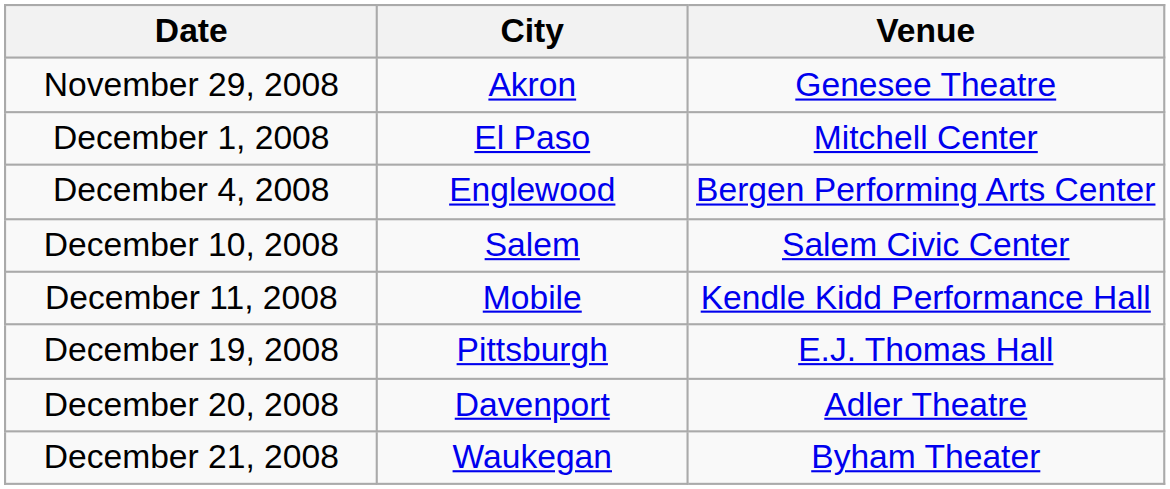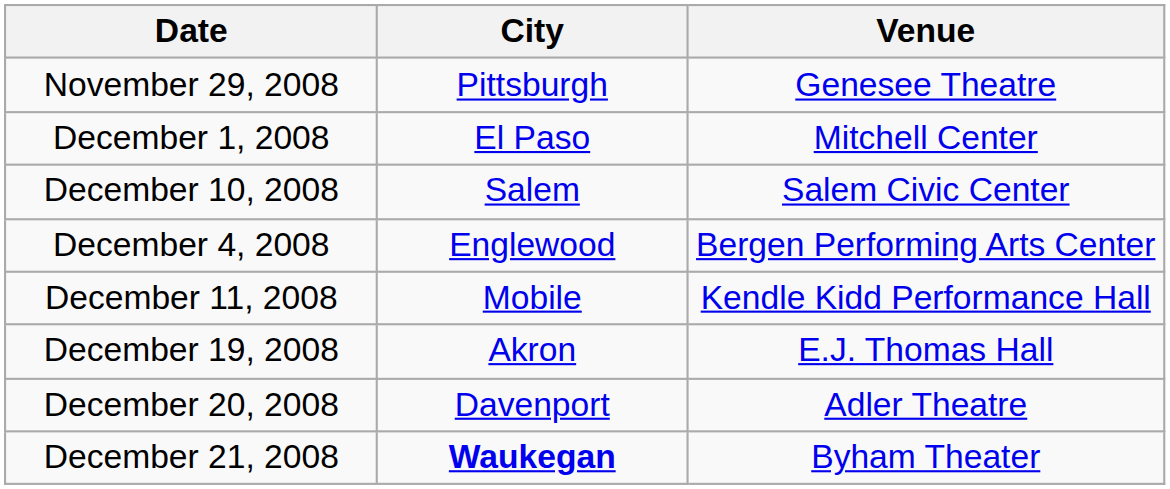(532, 84) Akron -> (532, 84) Pittsburgh
rows swapped: (191, 191) <-> (191, 244)
(532, 350) Pittsburgh -> (532, 350) Akron
(532, 457) normal -> (532, 457) bold
